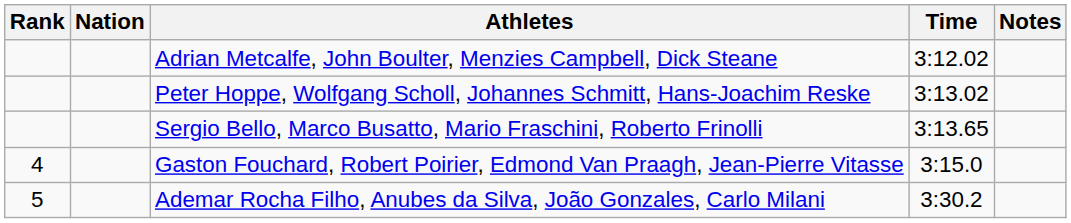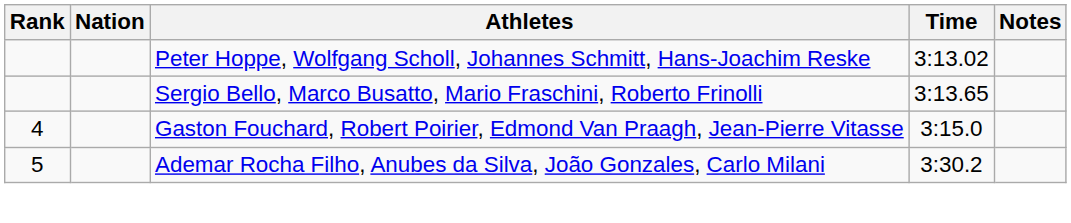- row: (466, 57)
